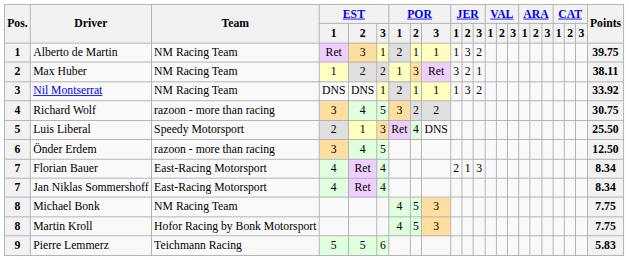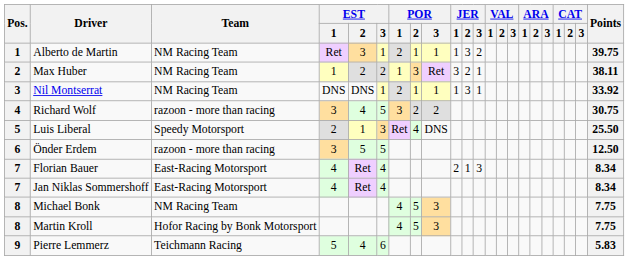(479, 90) 2 -> (479, 90) 1
(363, 148) 4 -> (363, 148) 5
(363, 245) 5 -> (363, 245) 4
